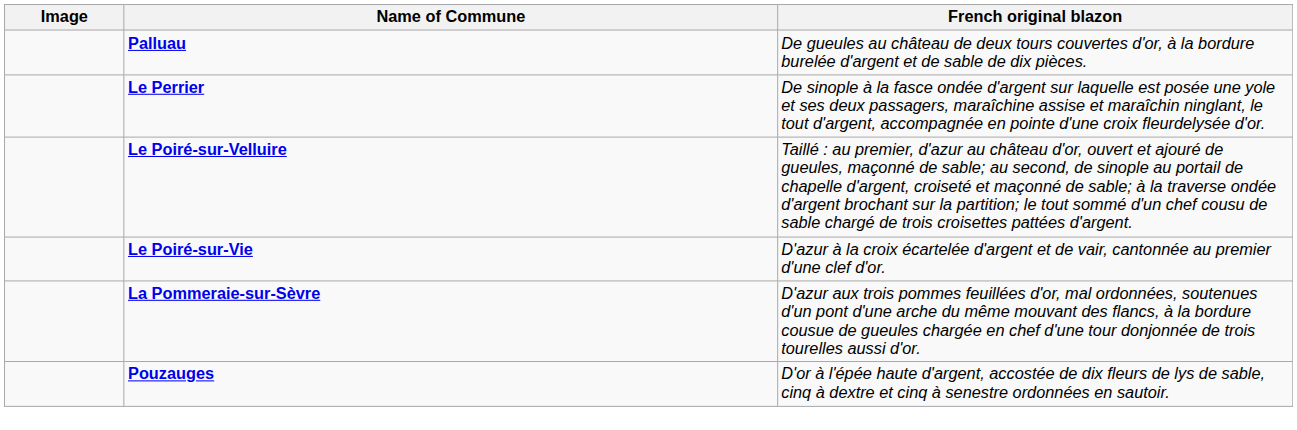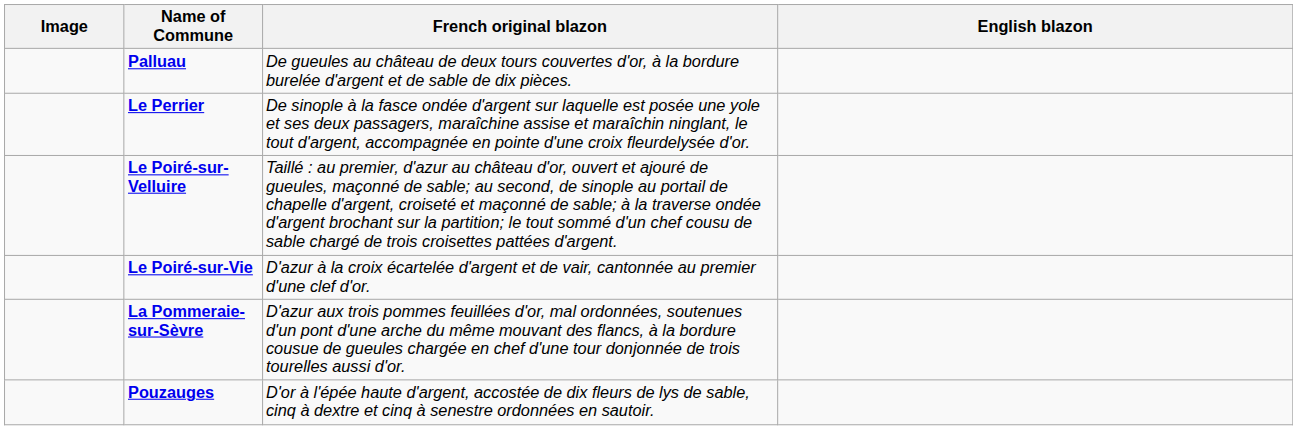+ column: (1035, 26)
